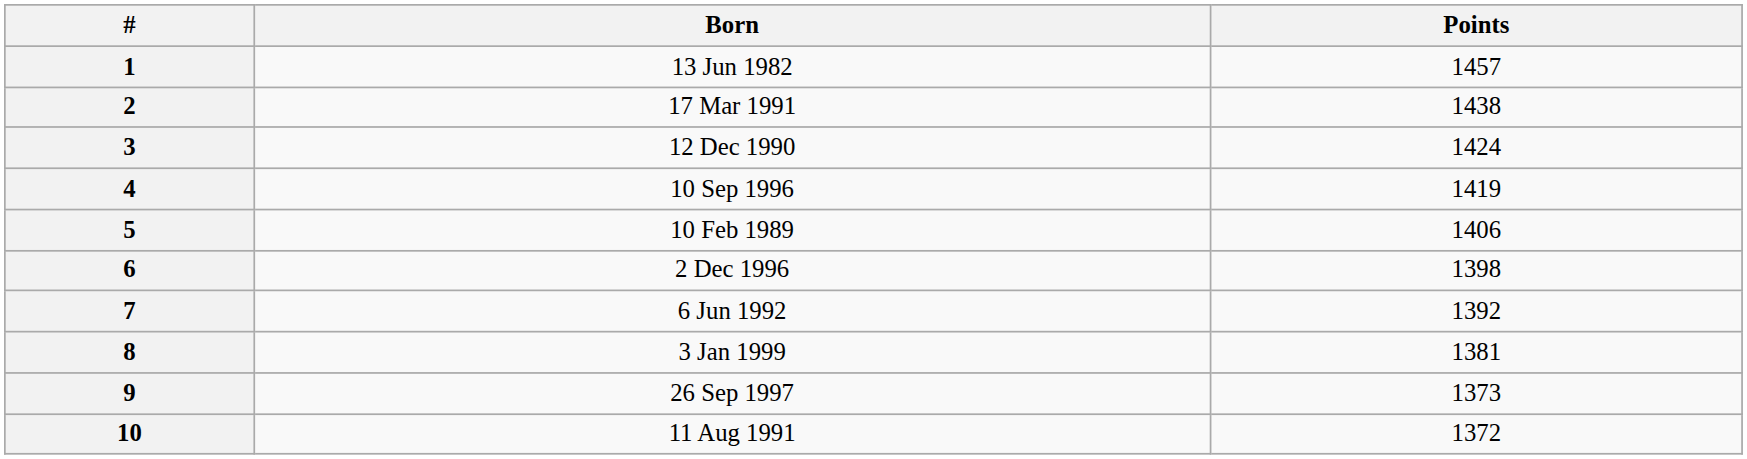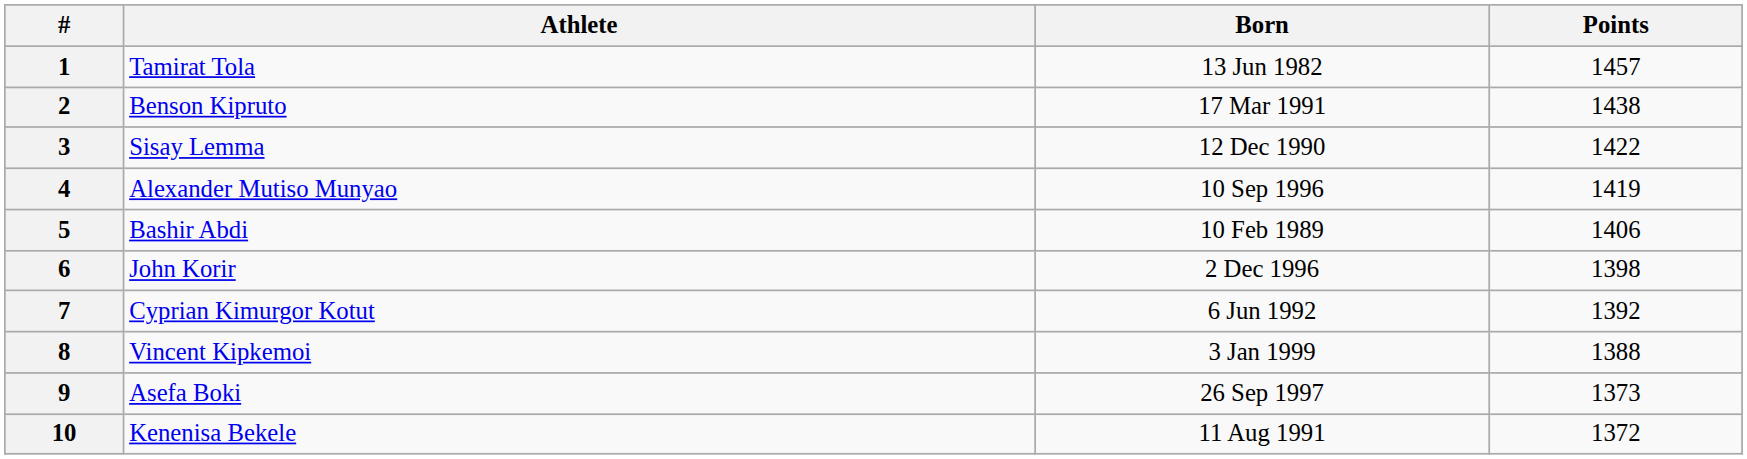+ column: (579, 25)
(1476, 147) 1424 -> (1616, 147) 1422
(1476, 352) 1381 -> (1616, 352) 1388
